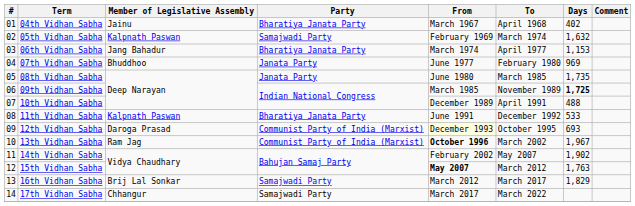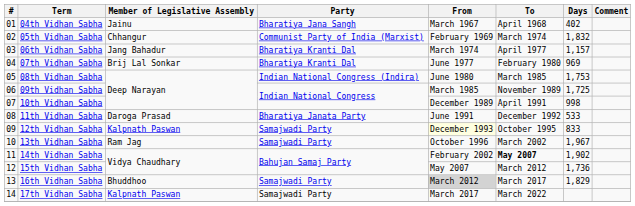(312, 24) Bharatiya Janata Party -> (307, 24) Bharatiya Jana Sangh
(144, 37) Kalpnath Paswan -> (127, 37) Chhangur
(295, 37) Samajwadi Party -> (341, 37) Communist Party of India (Marxist)
(578, 37) 1,632 -> (578, 37) 1,832
(312, 50) Bharatiya Janata Party -> (307, 50) Bharatiya Kranti Dal
(578, 50) 1,153 -> (578, 50) 1,157
(127, 63) Bhuddhoo -> (144, 63) Brij Lal Sonkar
(288, 63) Janata Party -> (307, 63) Bharatiya Kranti Dal
(288, 77) Janata Party -> (339, 77) Indian National Congress (Indira)
(578, 77) 1,735 -> (578, 77) 1,753
(578, 90) bold -> (578, 90) normal
(573, 103) 488 -> (573, 103) 998
(144, 116) Kalpnath Paswan -> (139, 116) Daroga Prasad
(139, 129) Daroga Prasad -> (144, 129) Kalpnath Paswan
(341, 129) Communist Party of India (Marxist) -> (295, 129) Samajwadi Party
(573, 129) 693 -> (573, 129) 833
(341, 142) Communist Party of India (Marxist) -> (295, 142) Samajwadi Party
(459, 142) bold -> (459, 142) normal
(517, 155) normal -> (517, 155) bold
(449, 169) bold -> (449, 169) normal
(578, 169) 1,763 -> (578, 169) 1,736
(144, 182) Brij Lal Sonkar -> (127, 182) Bhuddhoo
(454, 182) no background -> (454, 182) lightgrey background
(127, 195) Chhangur -> (144, 195) Kalpnath Paswan
